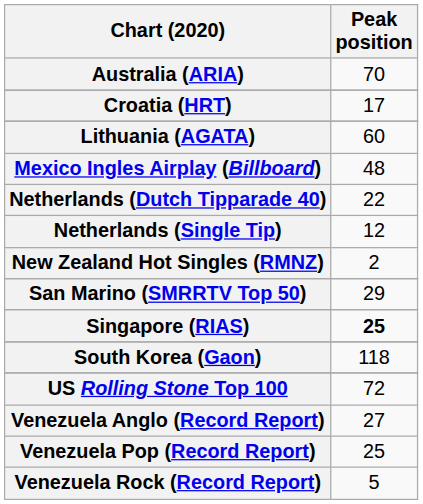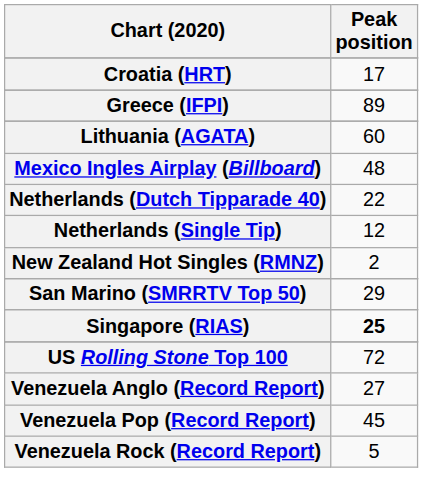- row: (168, 74)
+ row: (168, 105)
- row: (168, 357)
(374, 451) 25 -> (374, 420) 45
